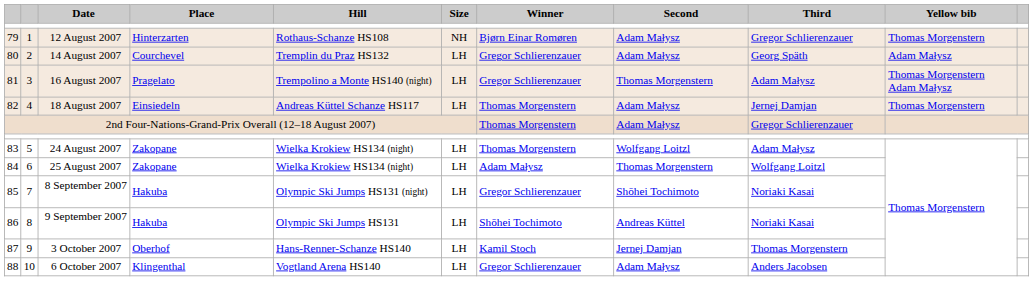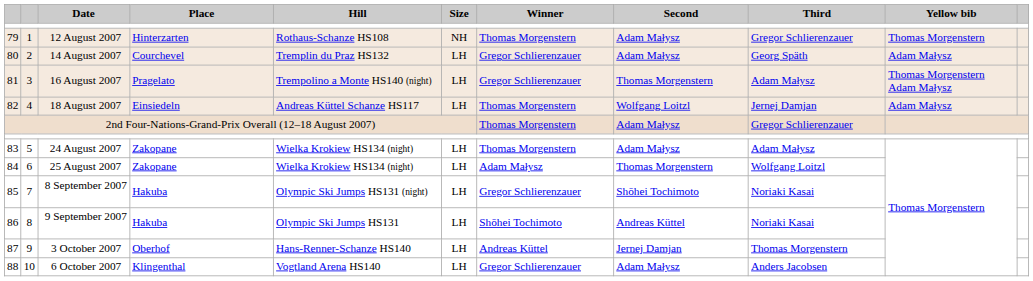(528, 37) Bjørn Einar Romøren -> (528, 37) Thomas Morgenstern
(648, 105) Adam Małysz -> (653, 105) Wolfgang Loitzl
(936, 105) Thomas Morgenstern -> (920, 105) Adam Małysz
(653, 147) Wolfgang Loitzl -> (648, 147) Adam Małysz
(508, 247) Kamil Stoch -> (514, 247) Andreas Küttel
